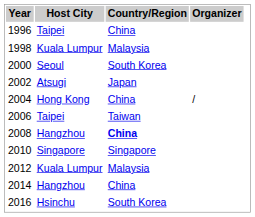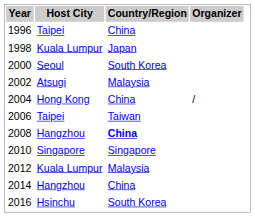(129, 48) Malaysia -> (122, 48) Japan
(122, 82) Japan -> (129, 82) Malaysia
